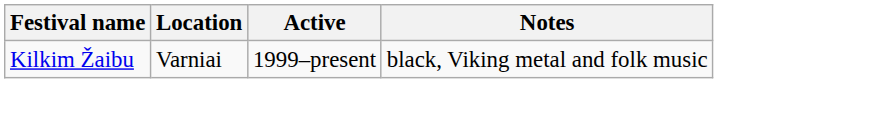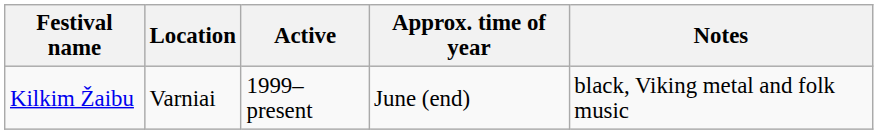+ column: (469, 35)
